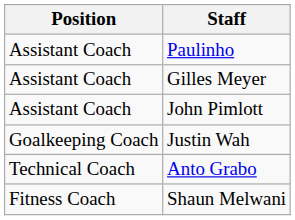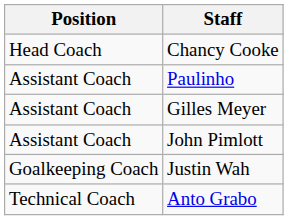+ row: (223, 49)
- row: (227, 199)
